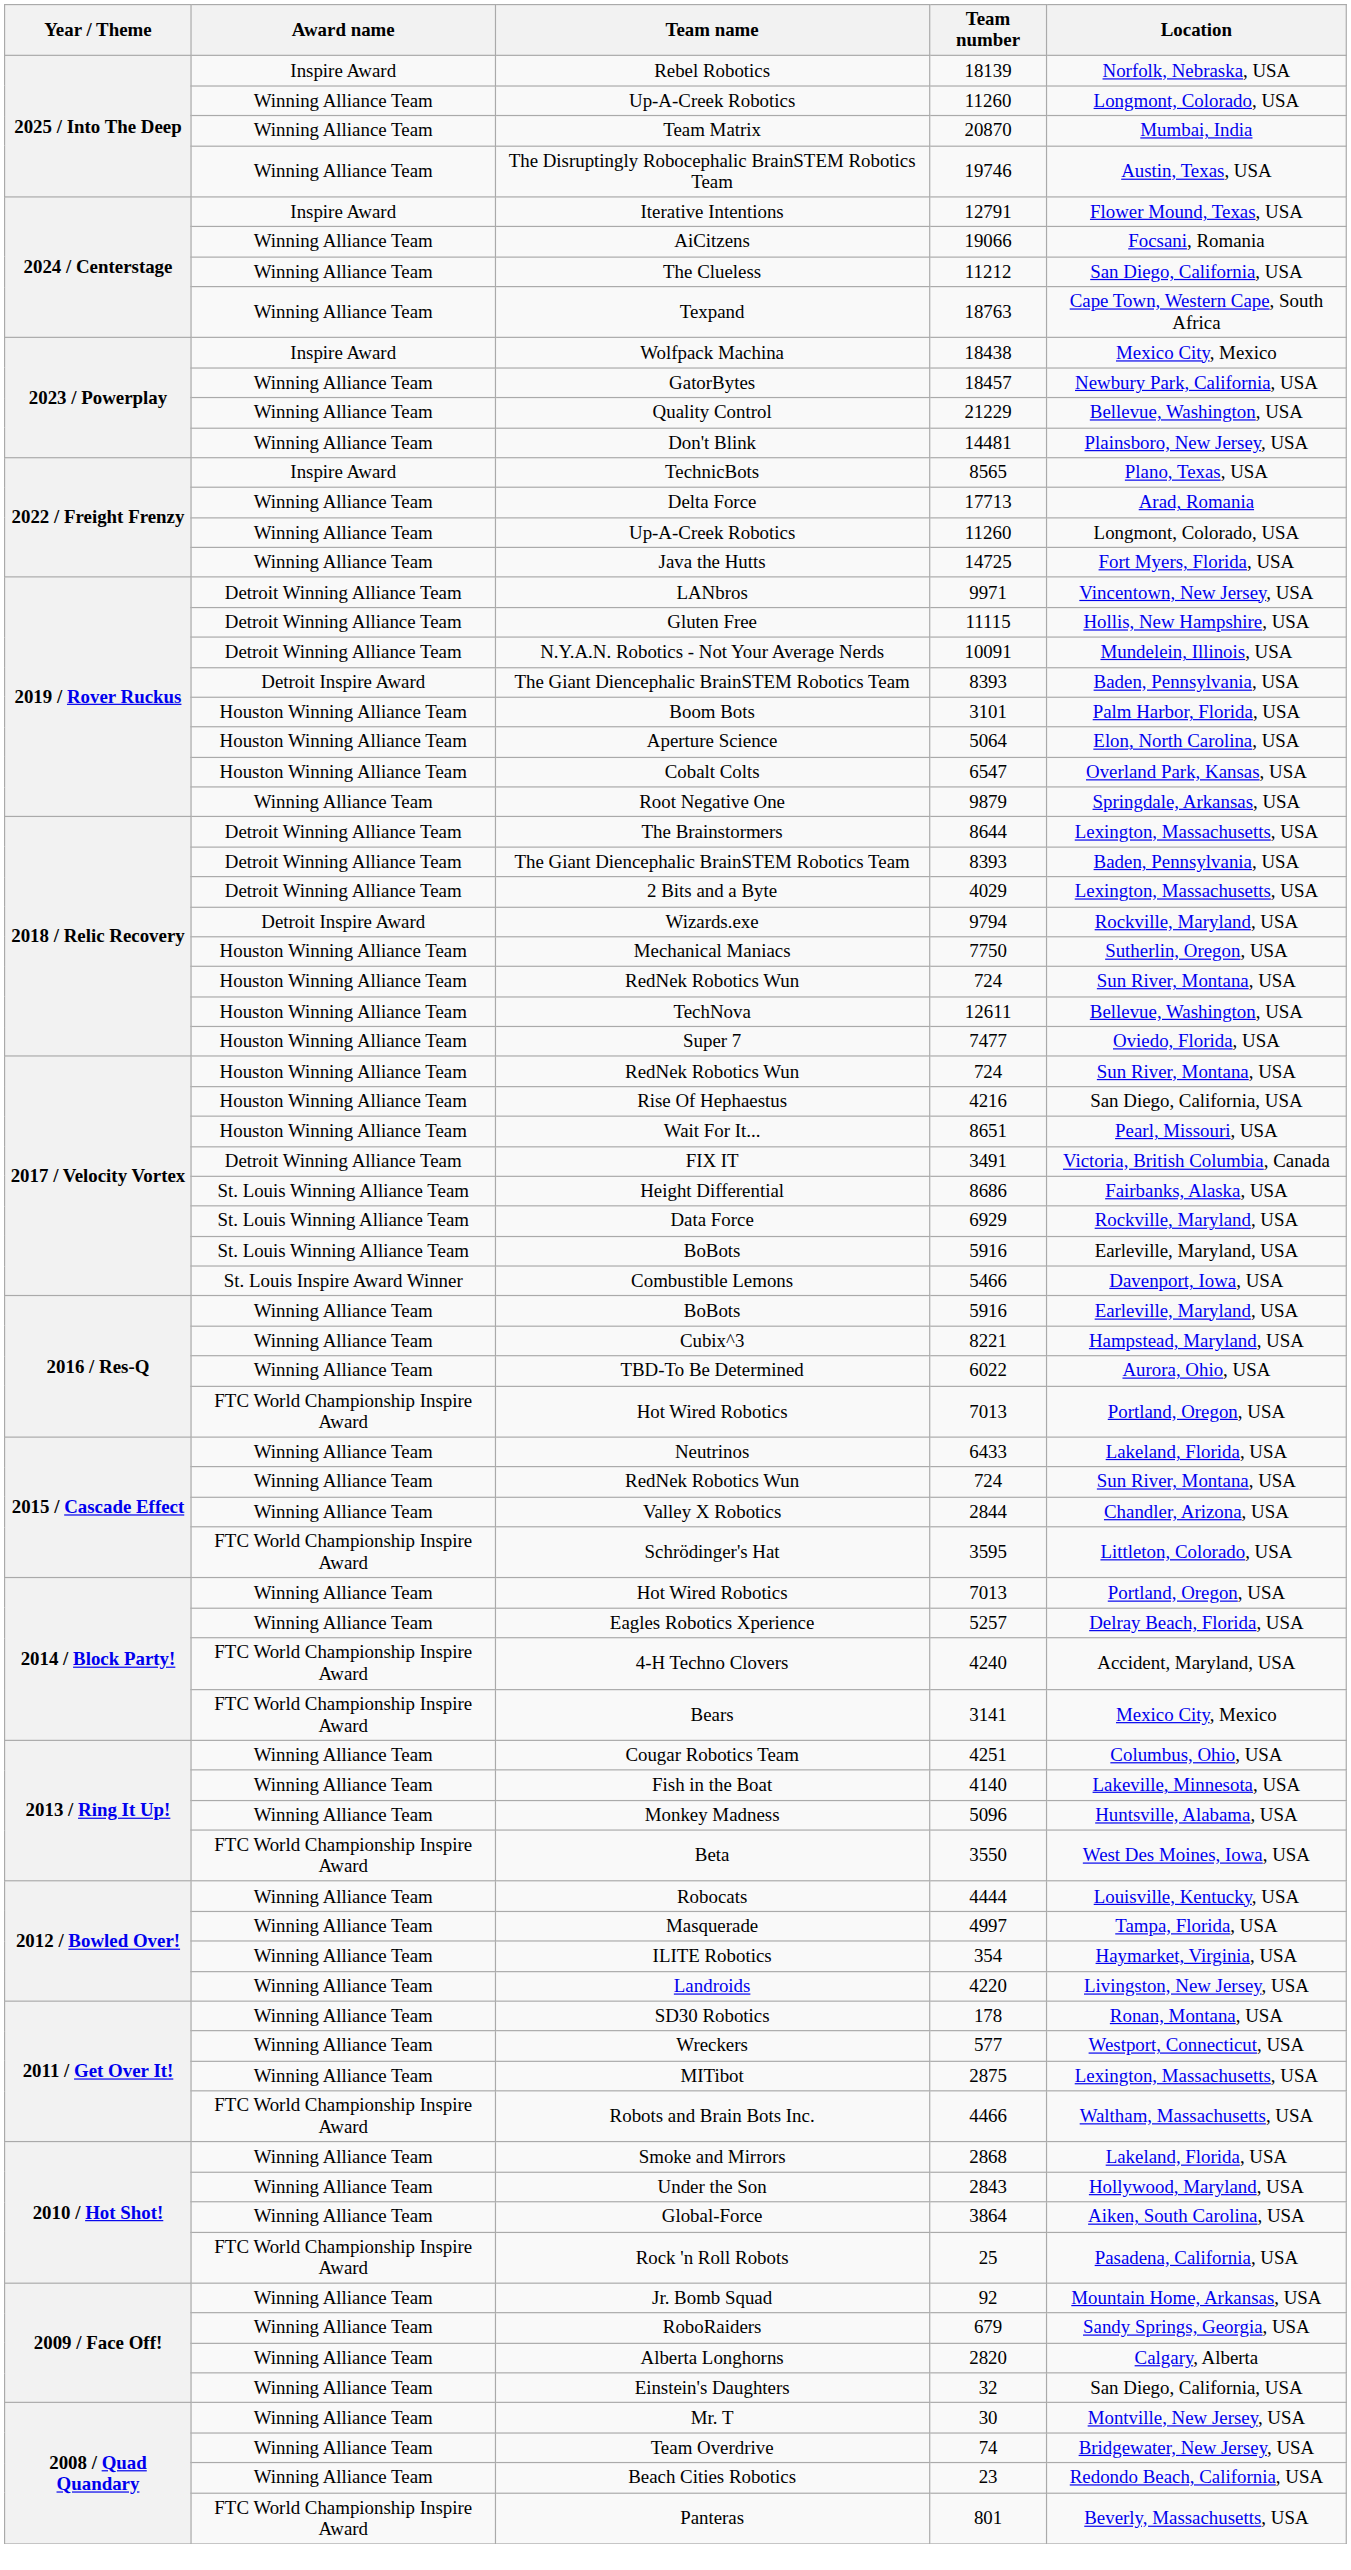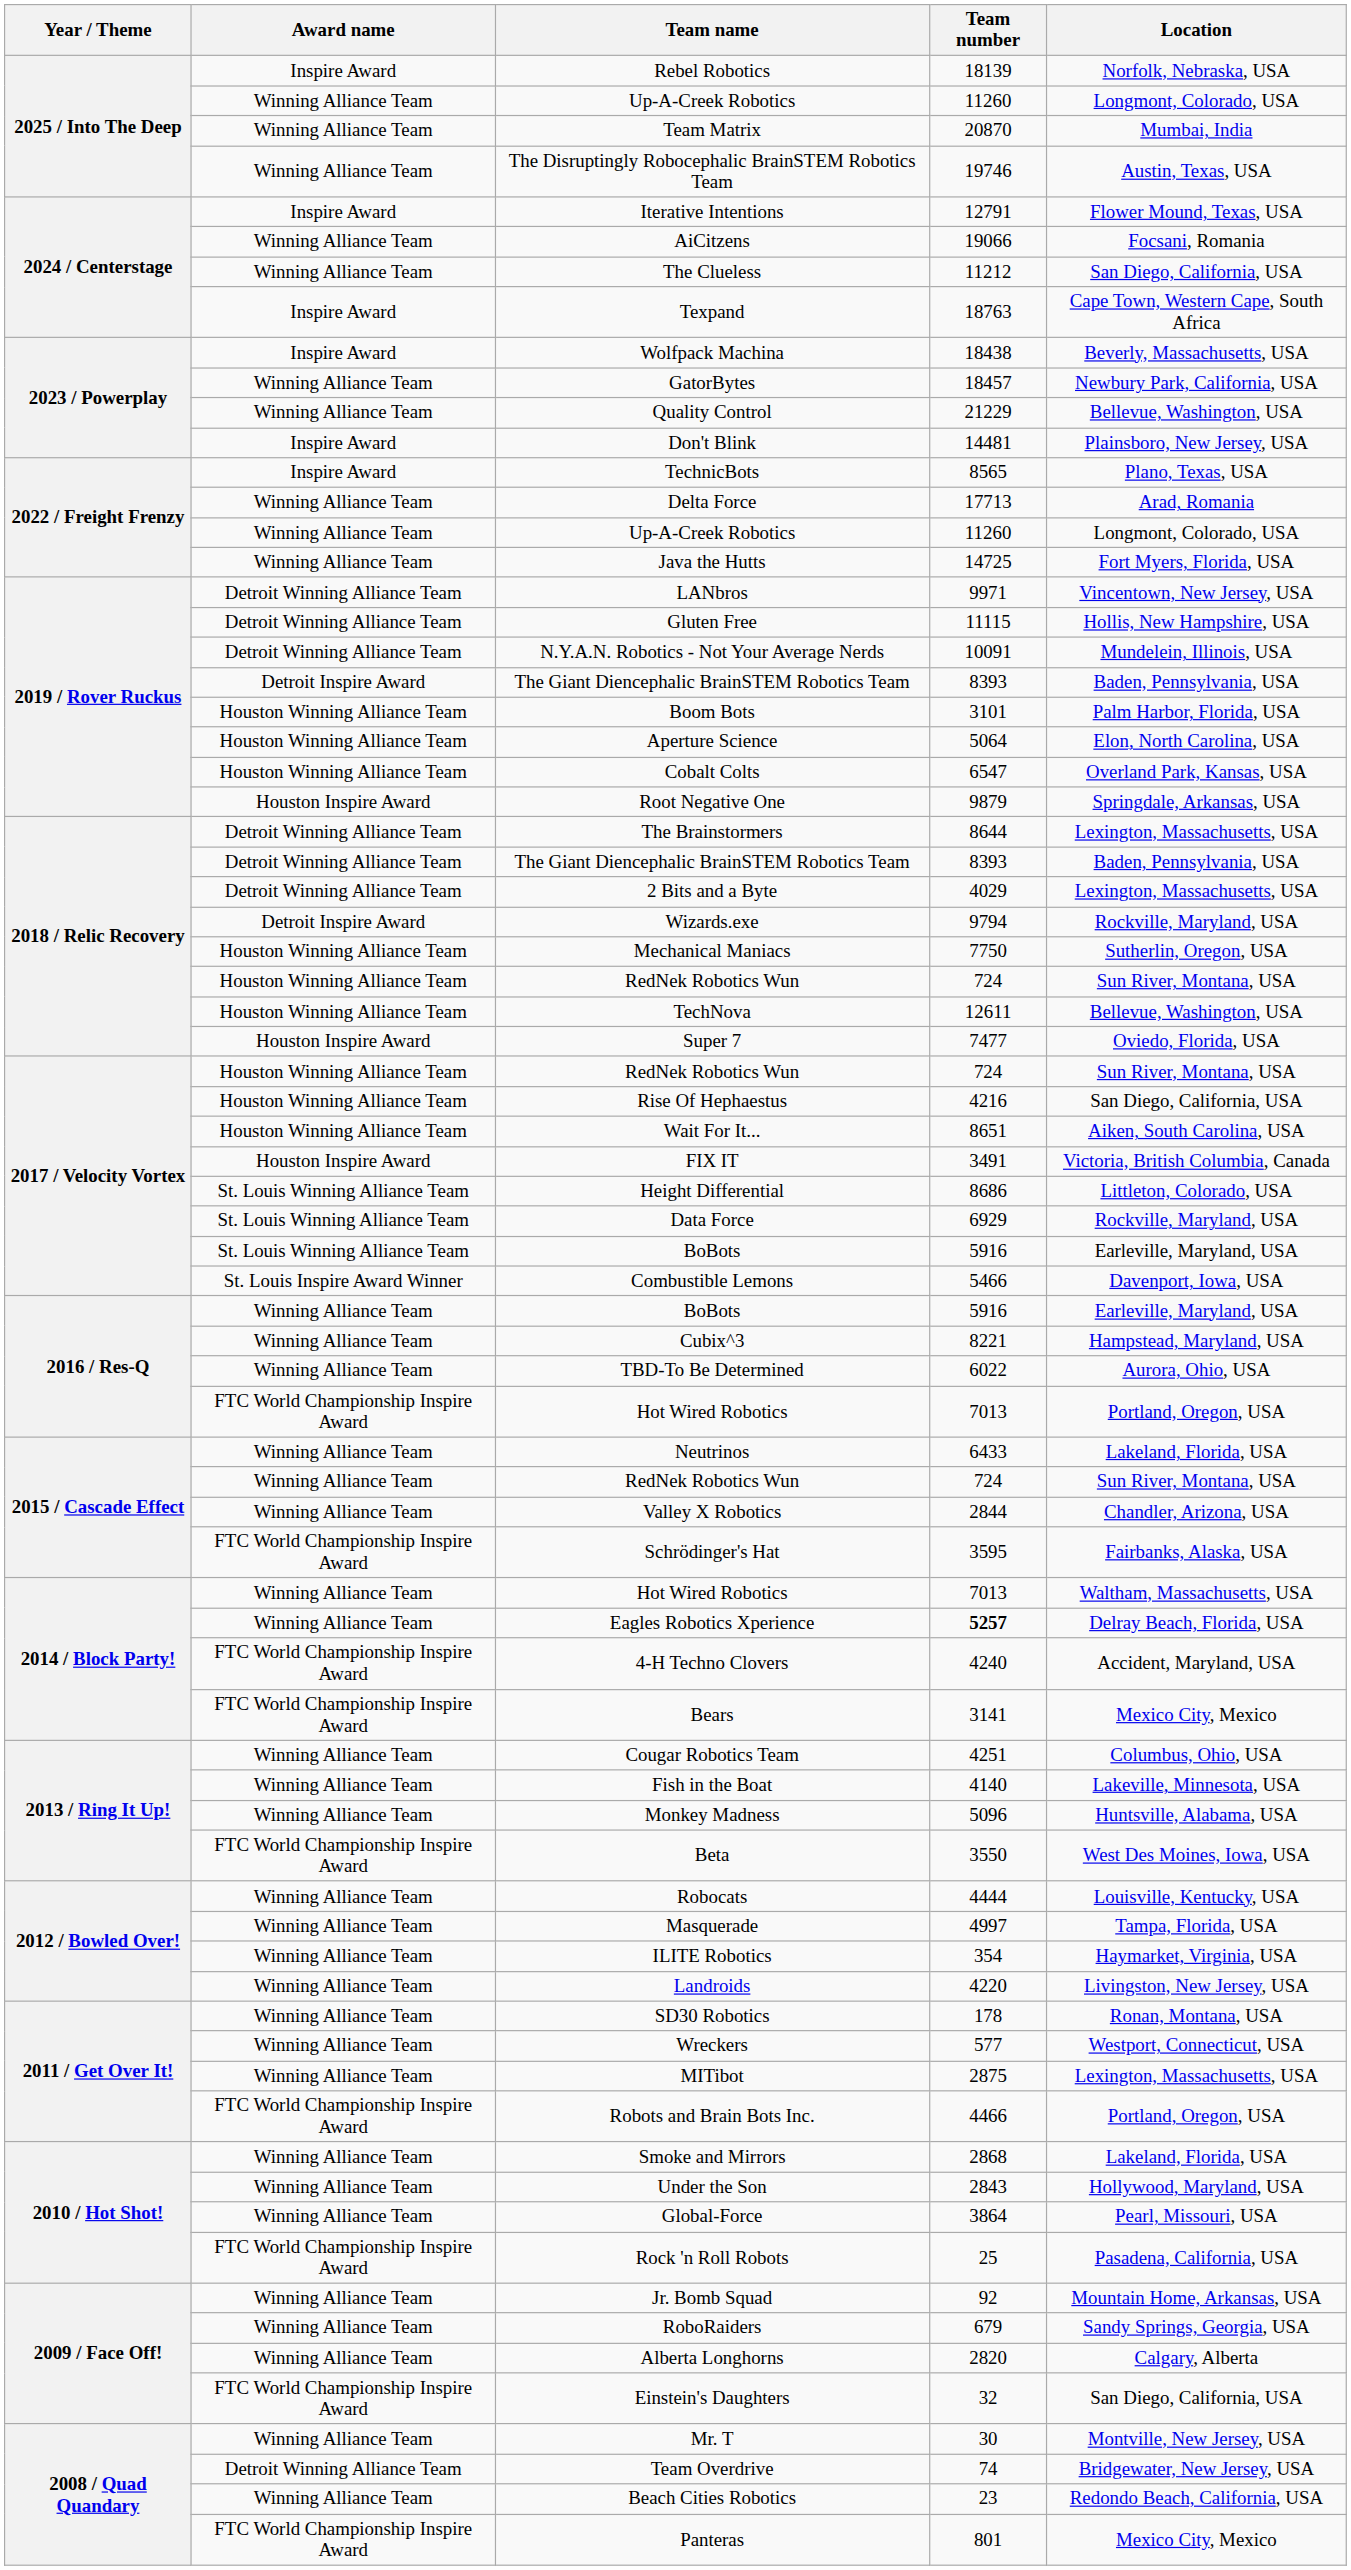(343, 312) Winning Alliance Team -> (343, 312) Inspire Award
(1196, 352) Mexico City, Mexico -> (1196, 352) Beverly, Massachusetts, USA
(343, 442) Winning Alliance Team -> (343, 442) Inspire Award
(343, 801) Winning Alliance Team -> (343, 801) Houston Inspire Award
(343, 1041) Houston Winning Alliance Team -> (343, 1041) Houston Inspire Award
(1196, 1131) Pearl, Missouri, USA -> (1196, 1131) Aiken, South Carolina, USA
(343, 1161) Detroit Winning Alliance Team -> (343, 1161) Houston Inspire Award
(1196, 1191) Fairbanks, Alaska, USA -> (1196, 1191) Littleton, Colorado, USA
(1196, 1552) Littleton, Colorado, USA -> (1196, 1552) Fairbanks, Alaska, USA
(1196, 1592) Portland, Oregon, USA -> (1196, 1592) Waltham, Massachusetts, USA
(988, 1622) normal -> (988, 1622) bold
(1196, 2116) Waltham, Massachusetts, USA -> (1196, 2116) Portland, Oregon, USA
(1196, 2216) Aiken, South Carolina, USA -> (1196, 2216) Pearl, Missouri, USA
(343, 2387) Winning Alliance Team -> (343, 2398) FTC World Championship Inspire Award
(343, 2447) Winning Alliance Team -> (343, 2468) Detroit Winning Alliance Team
(1196, 2518) Beverly, Massachusetts, USA -> (1196, 2539) Mexico City, Mexico
